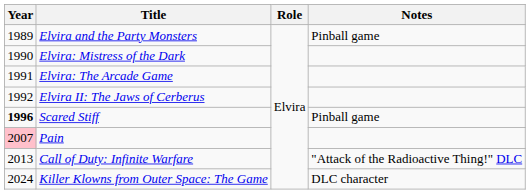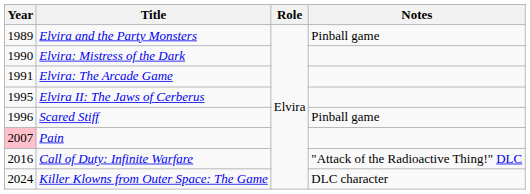(20, 96) 1992 -> (20, 96) 1995
(20, 117) bold -> (20, 117) normal
(20, 158) 2013 -> (20, 158) 2016
